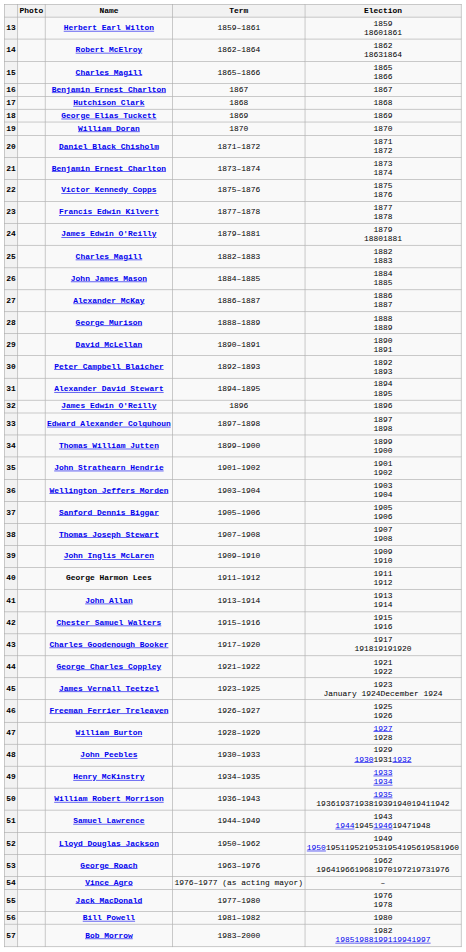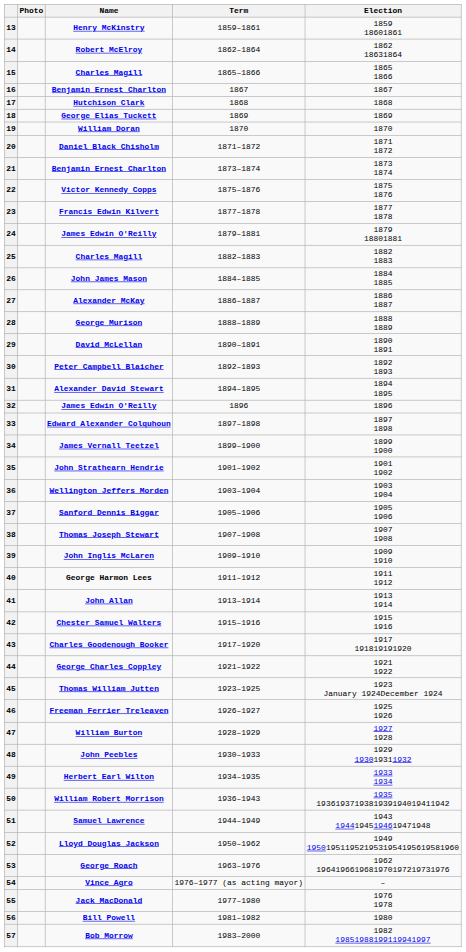(109, 28) Herbert Earl Wilton -> (109, 28) Henry McKinstry
(109, 446) Thomas William Jutten -> (109, 446) James Vernall Teetzel
(109, 689) James Vernall Teetzel -> (109, 689) Thomas William Jutten
(109, 777) Henry McKinstry -> (109, 777) Herbert Earl Wilton
